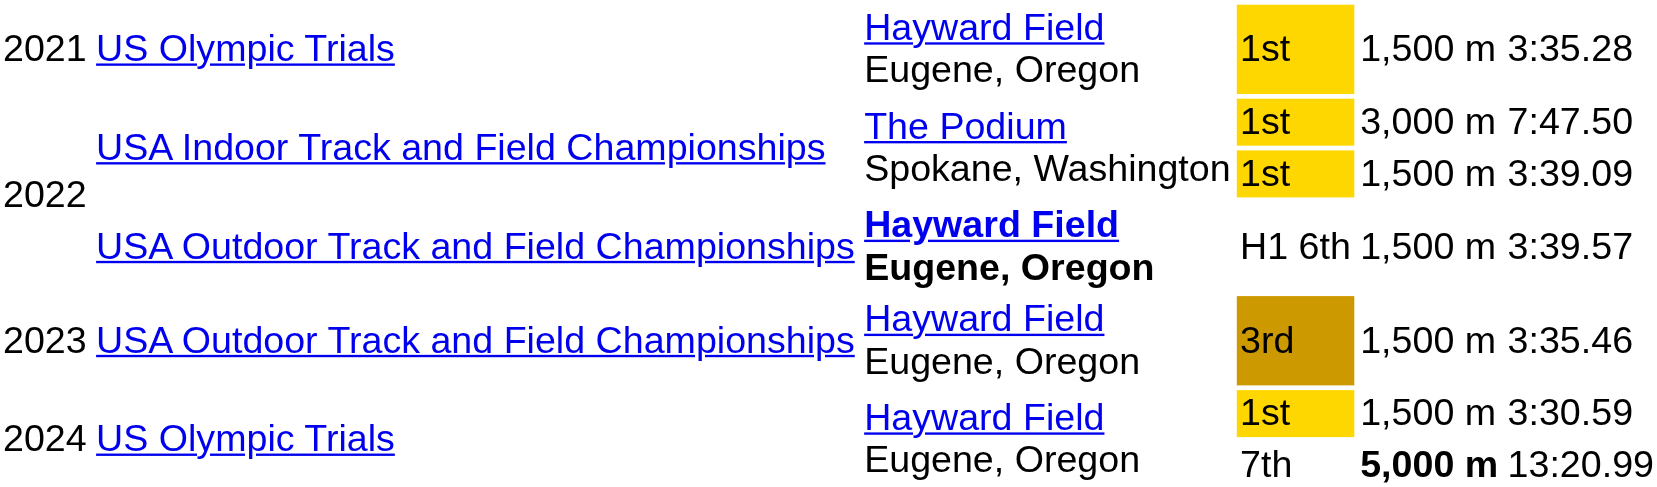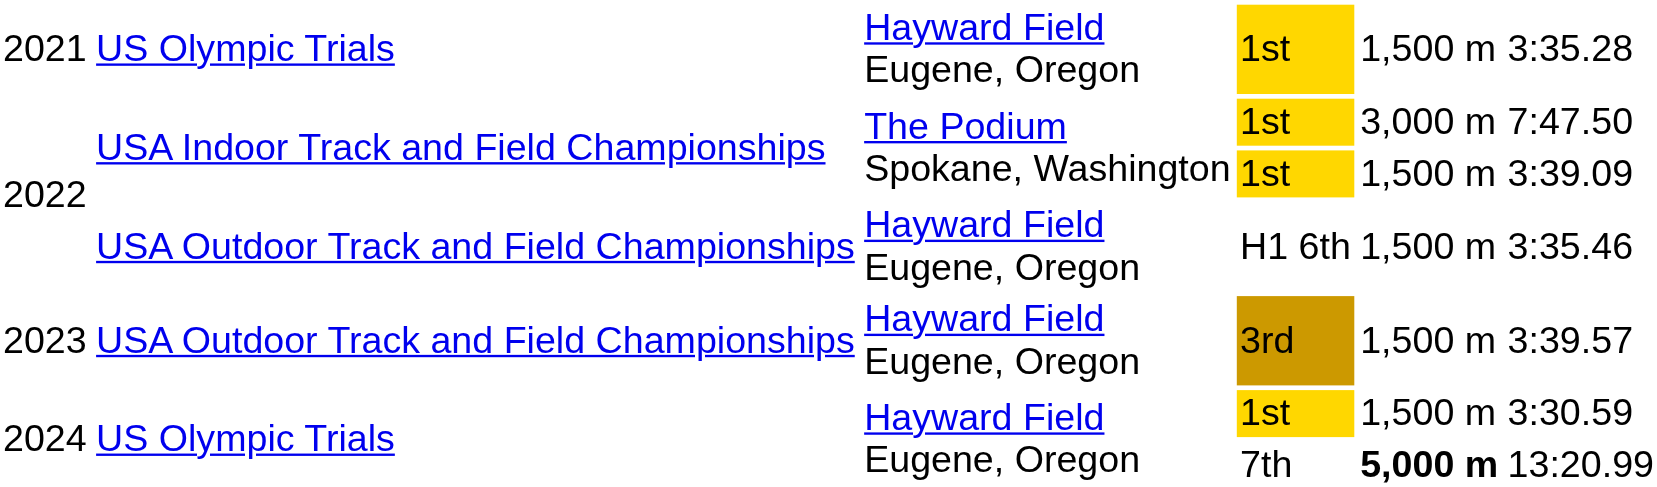(1009, 246) bold -> (1002, 246) normal
(1570, 246) 3:39.57 -> (1570, 246) 3:35.46
(1570, 340) 3:35.46 -> (1570, 340) 3:39.57
